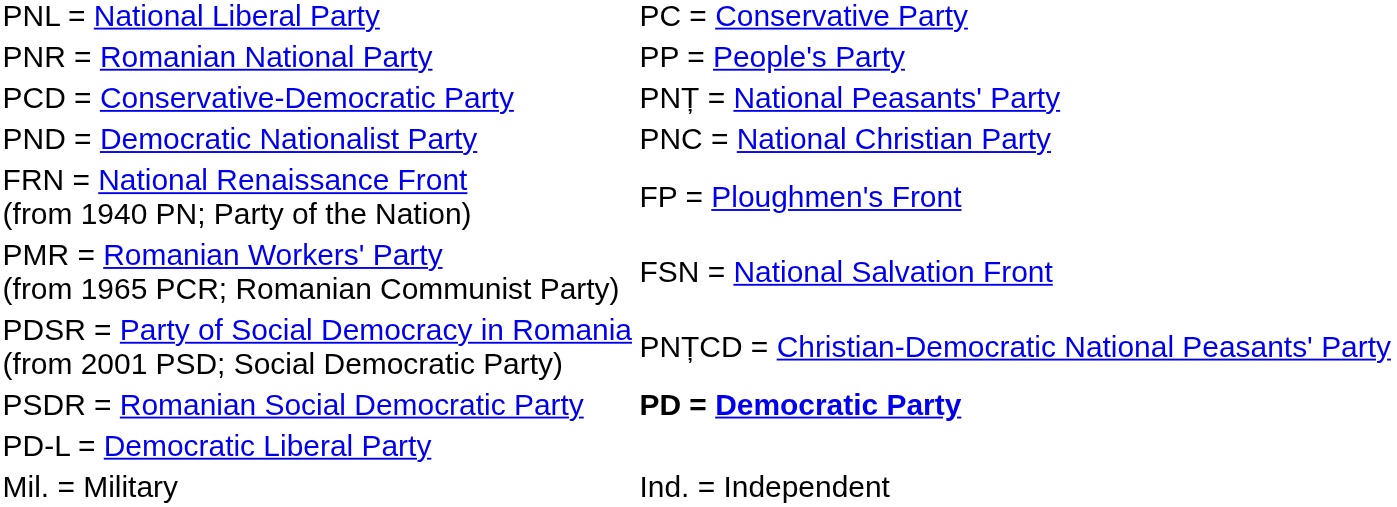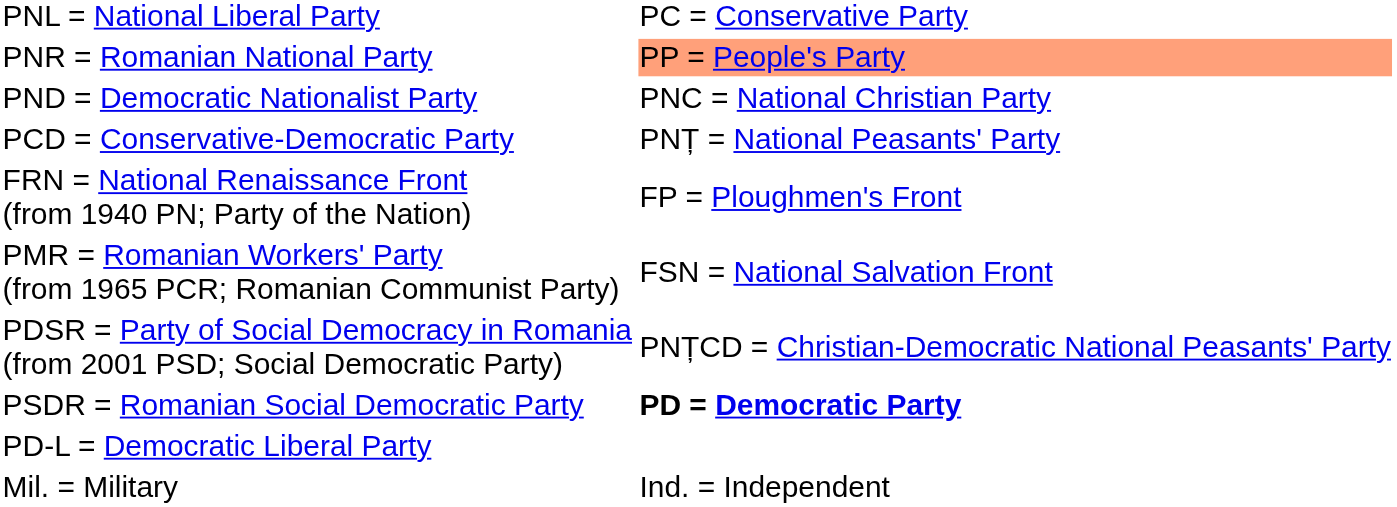(772, 57) no background -> (772, 57) lightsalmon background
rows swapped: (258, 98) <-> (240, 139)
